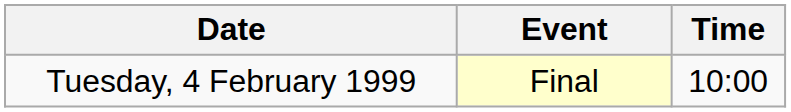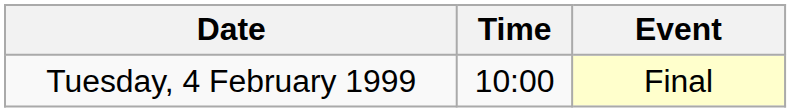columns swapped: (728, 29) <-> (564, 29)
